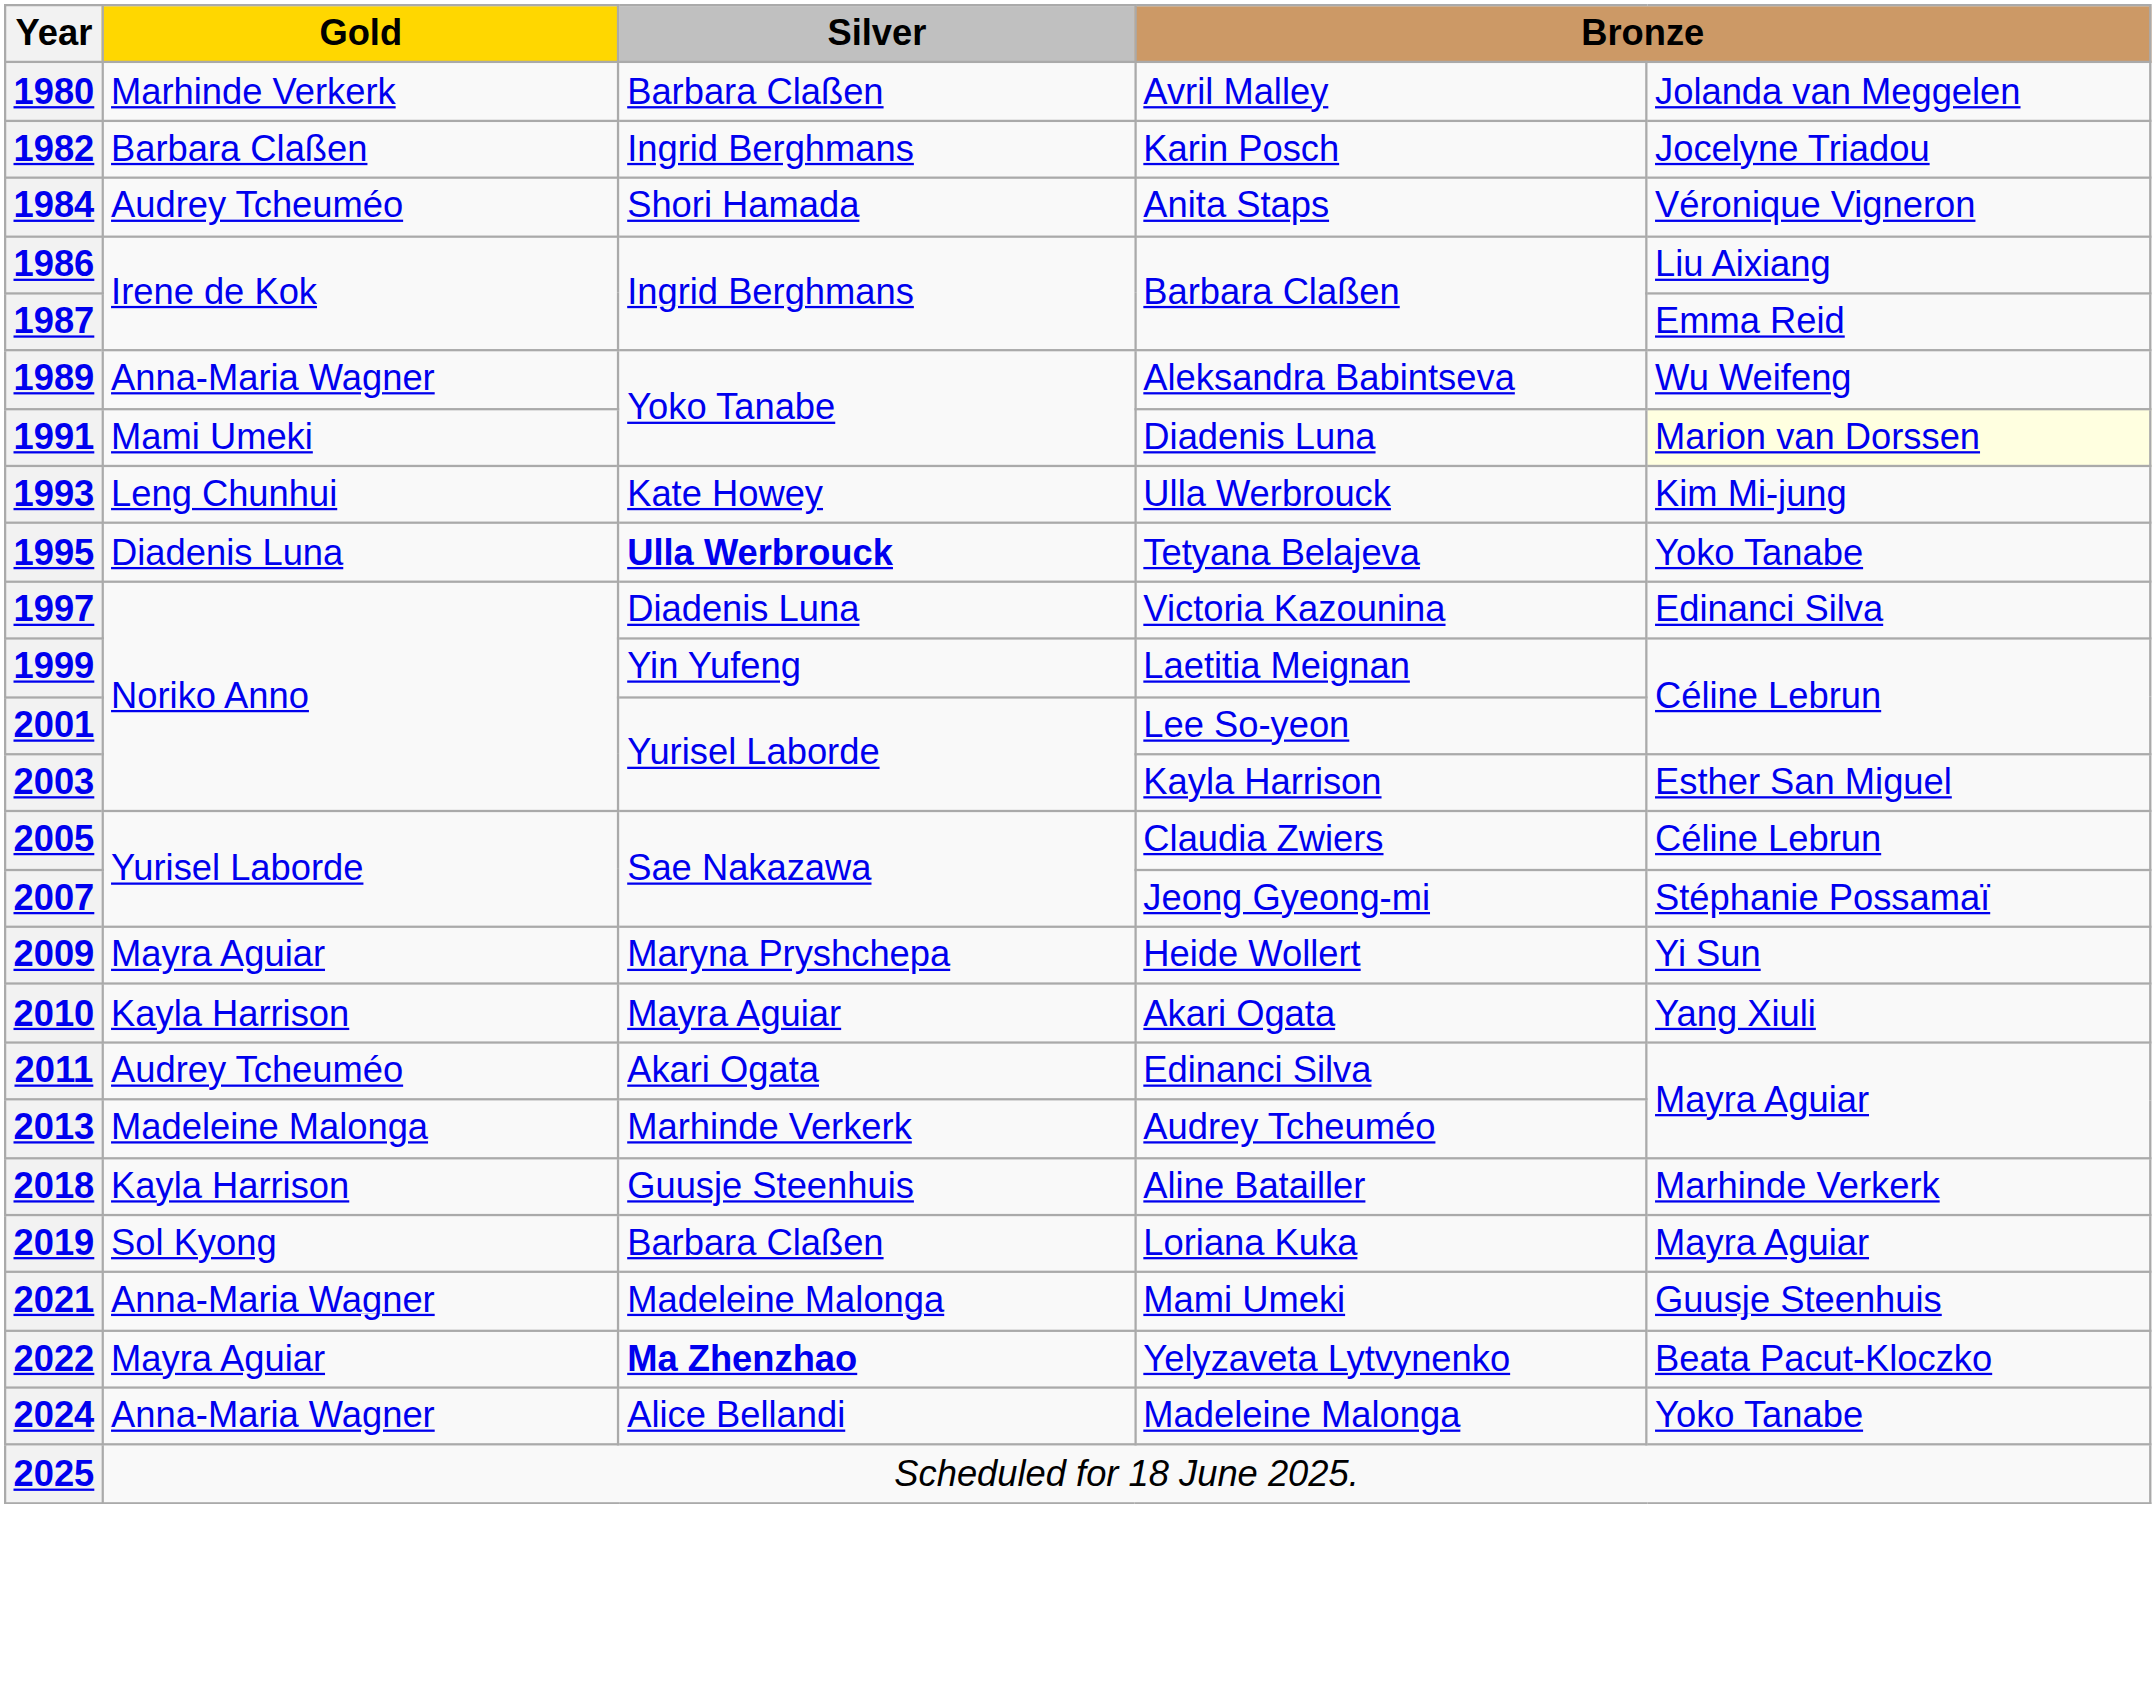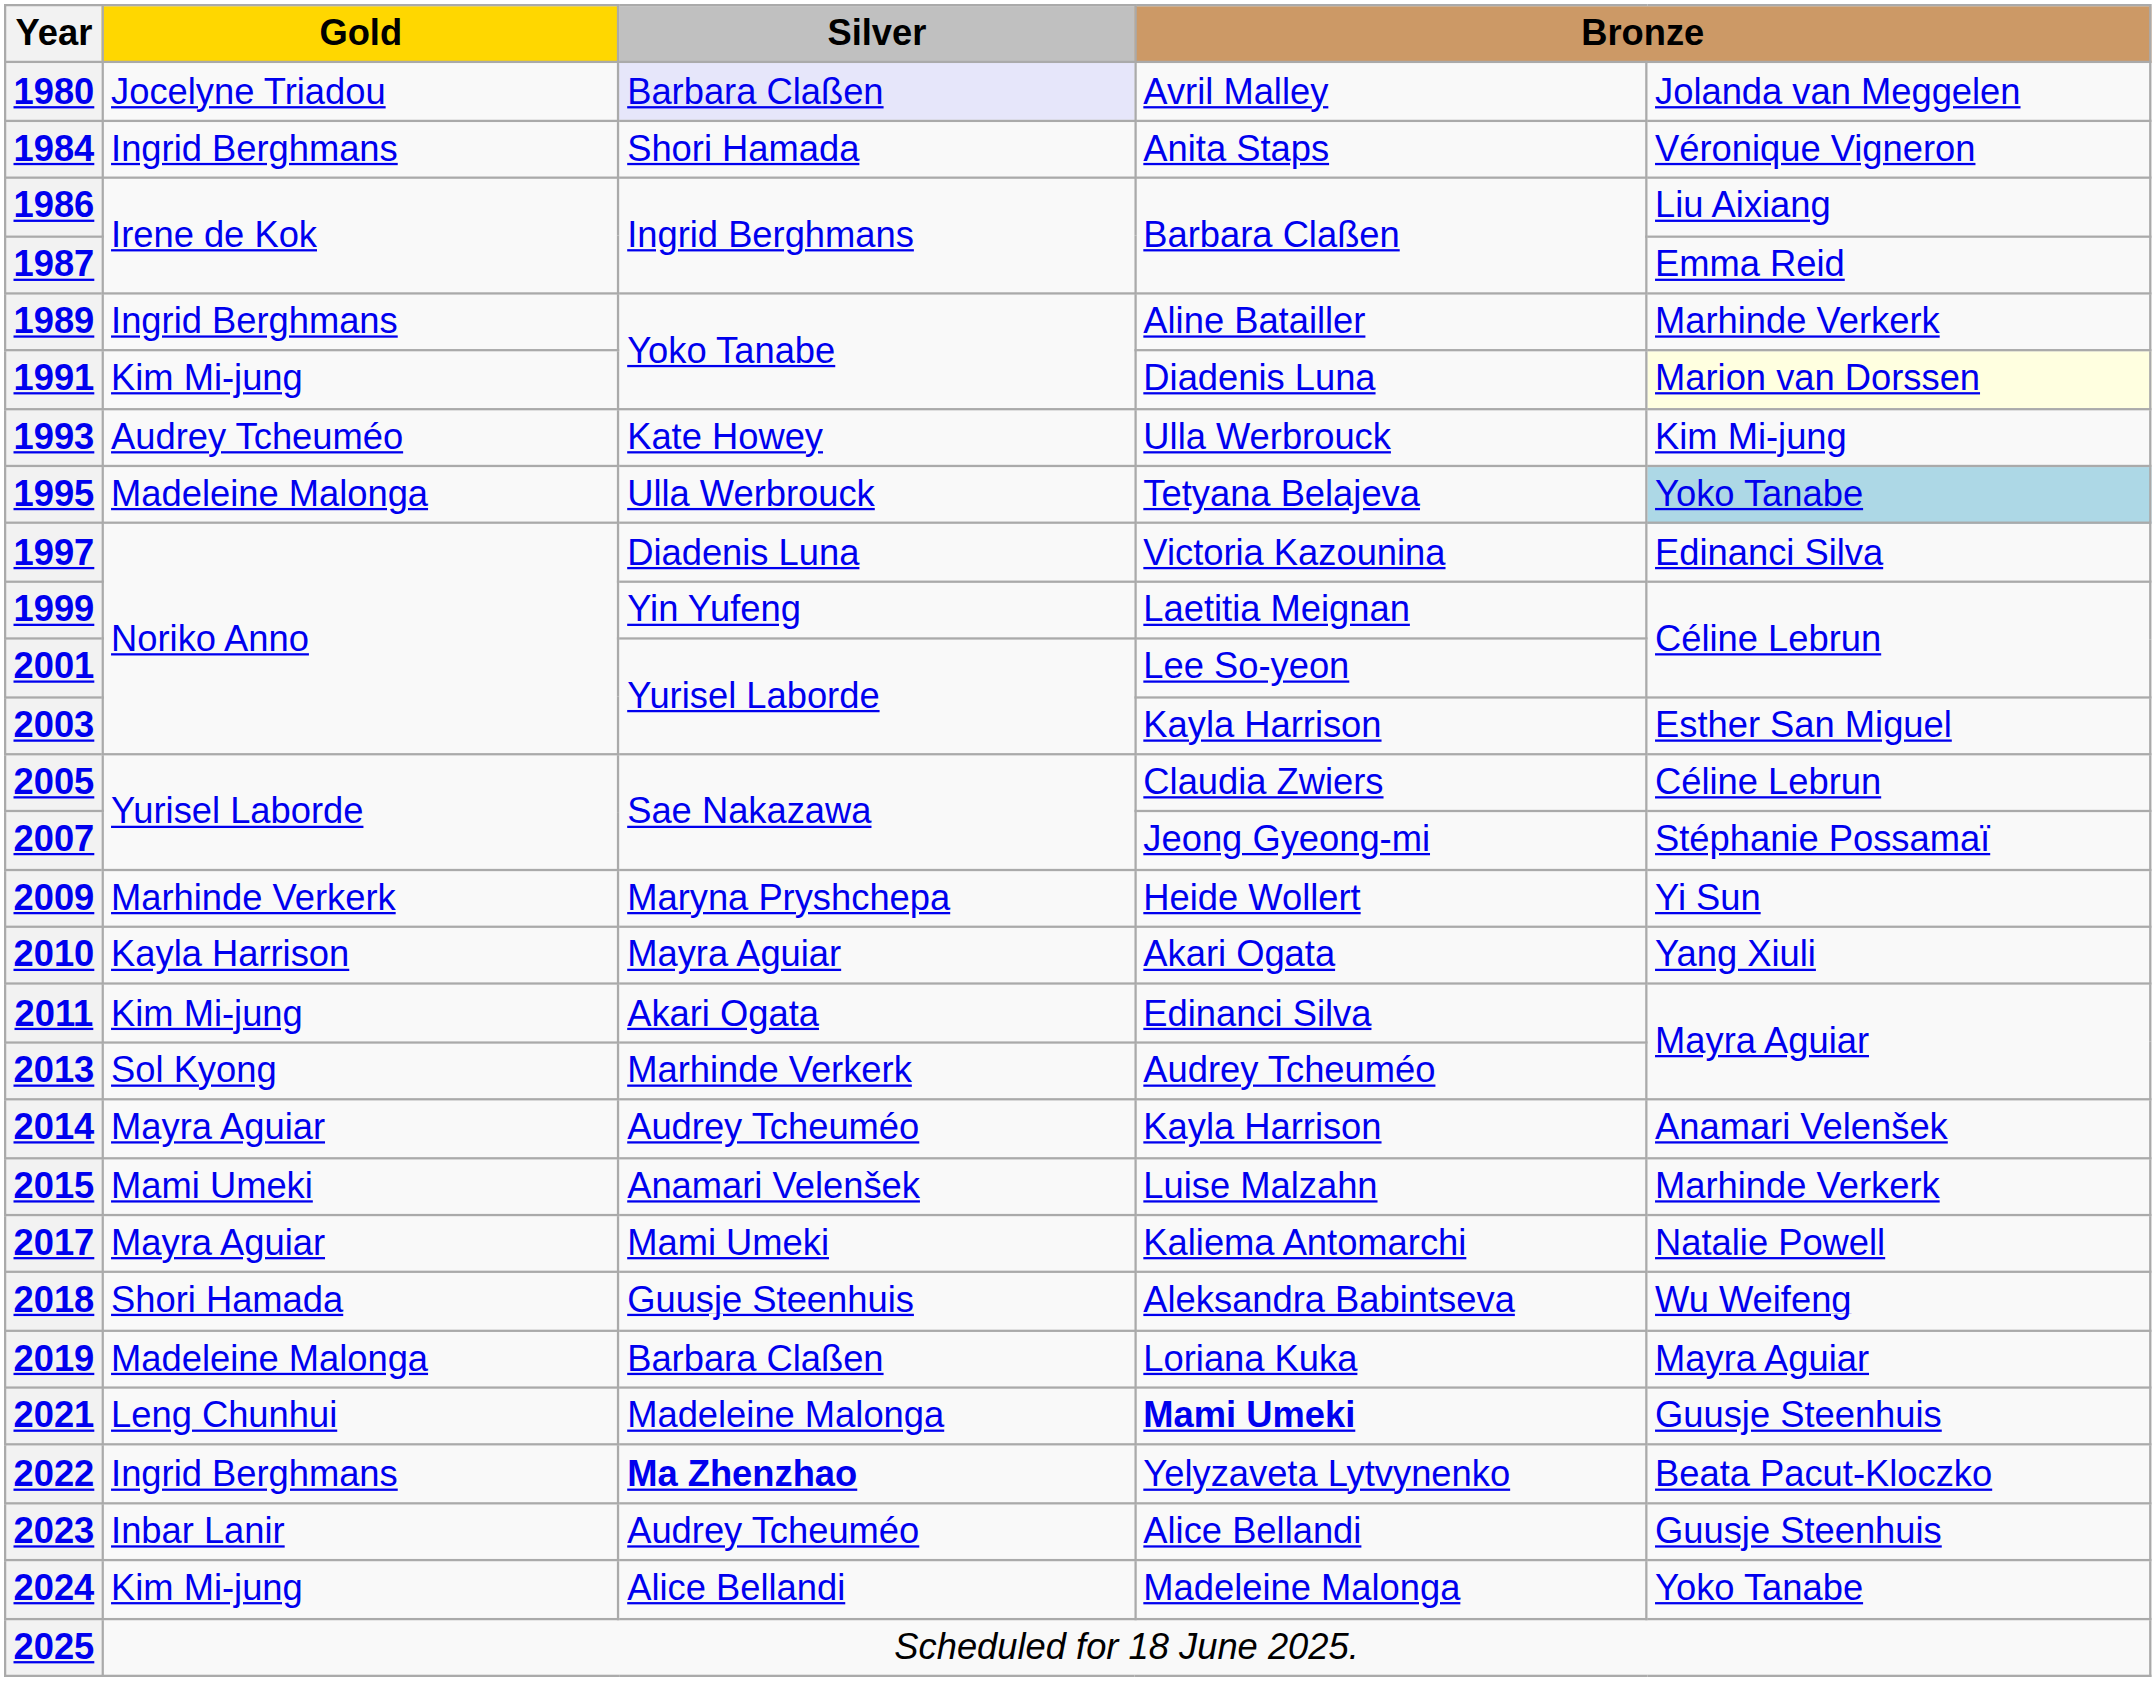(253, 90) Marhinde Verkerk -> (248, 90) Jocelyne Triadou
(755, 90) no background -> (755, 90) lavender background
- row: (54, 148)
(257, 206) Audrey Tcheuméo -> (254, 148) Ingrid Berghmans
(273, 378) Anna-Maria Wagner -> (254, 321) Ingrid Berghmans
(1329, 378) Aleksandra Babintseva -> (1254, 321) Aline Batailler
(1753, 378) Wu Weifeng -> (1797, 321) Marhinde Verkerk
(212, 436) Mami Umeki -> (207, 378) Kim Mi-jung
(224, 494) Leng Chunhui -> (257, 436) Audrey Tcheuméo
(227, 551) Diadenis Luna -> (270, 494) Madeleine Malonga
(760, 551) bold -> (751, 494) normal
(1759, 551) no background -> (1759, 494) lightblue background
(218, 954) Mayra Aguiar -> (253, 897) Marhinde Verkerk
(257, 1070) Audrey Tcheuméo -> (207, 1012) Kim Mi-jung
(270, 1127) Madeleine Malonga -> (194, 1070) Sol Kyong
+ row: (54, 1127)
+ row: (54, 1185)
+ row: (54, 1242)
(230, 1185) Kayla Harrison -> (227, 1300) Shori Hamada
(1254, 1185) Aline Batailler -> (1329, 1300) Aleksandra Babintseva
(1797, 1185) Marhinde Verkerk -> (1753, 1300) Wu Weifeng
(194, 1242) Sol Kyong -> (270, 1358) Madeleine Malonga
(273, 1300) Anna-Maria Wagner -> (224, 1415) Leng Chunhui
(1244, 1300) normal -> (1249, 1415) bold
(218, 1358) Mayra Aguiar -> (254, 1473) Ingrid Berghmans
+ row: (54, 1530)
(273, 1415) Anna-Maria Wagner -> (207, 1588) Kim Mi-jung
